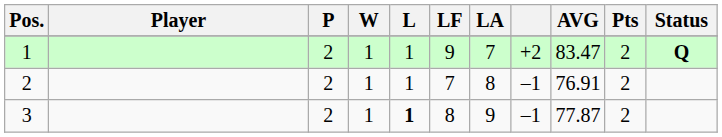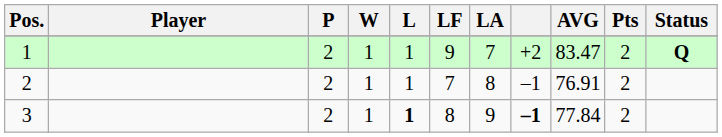(531, 115) normal -> (531, 115) bold
(578, 115) 77.87 -> (578, 115) 77.84
